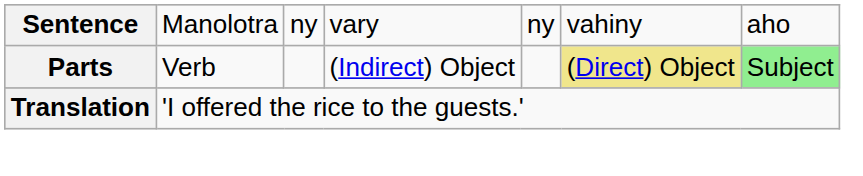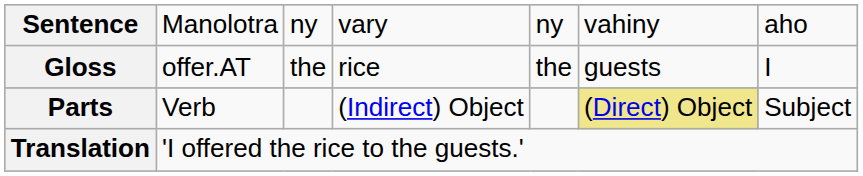+ row: (80, 66)
(790, 66) lightgreen background -> (808, 107) no background
